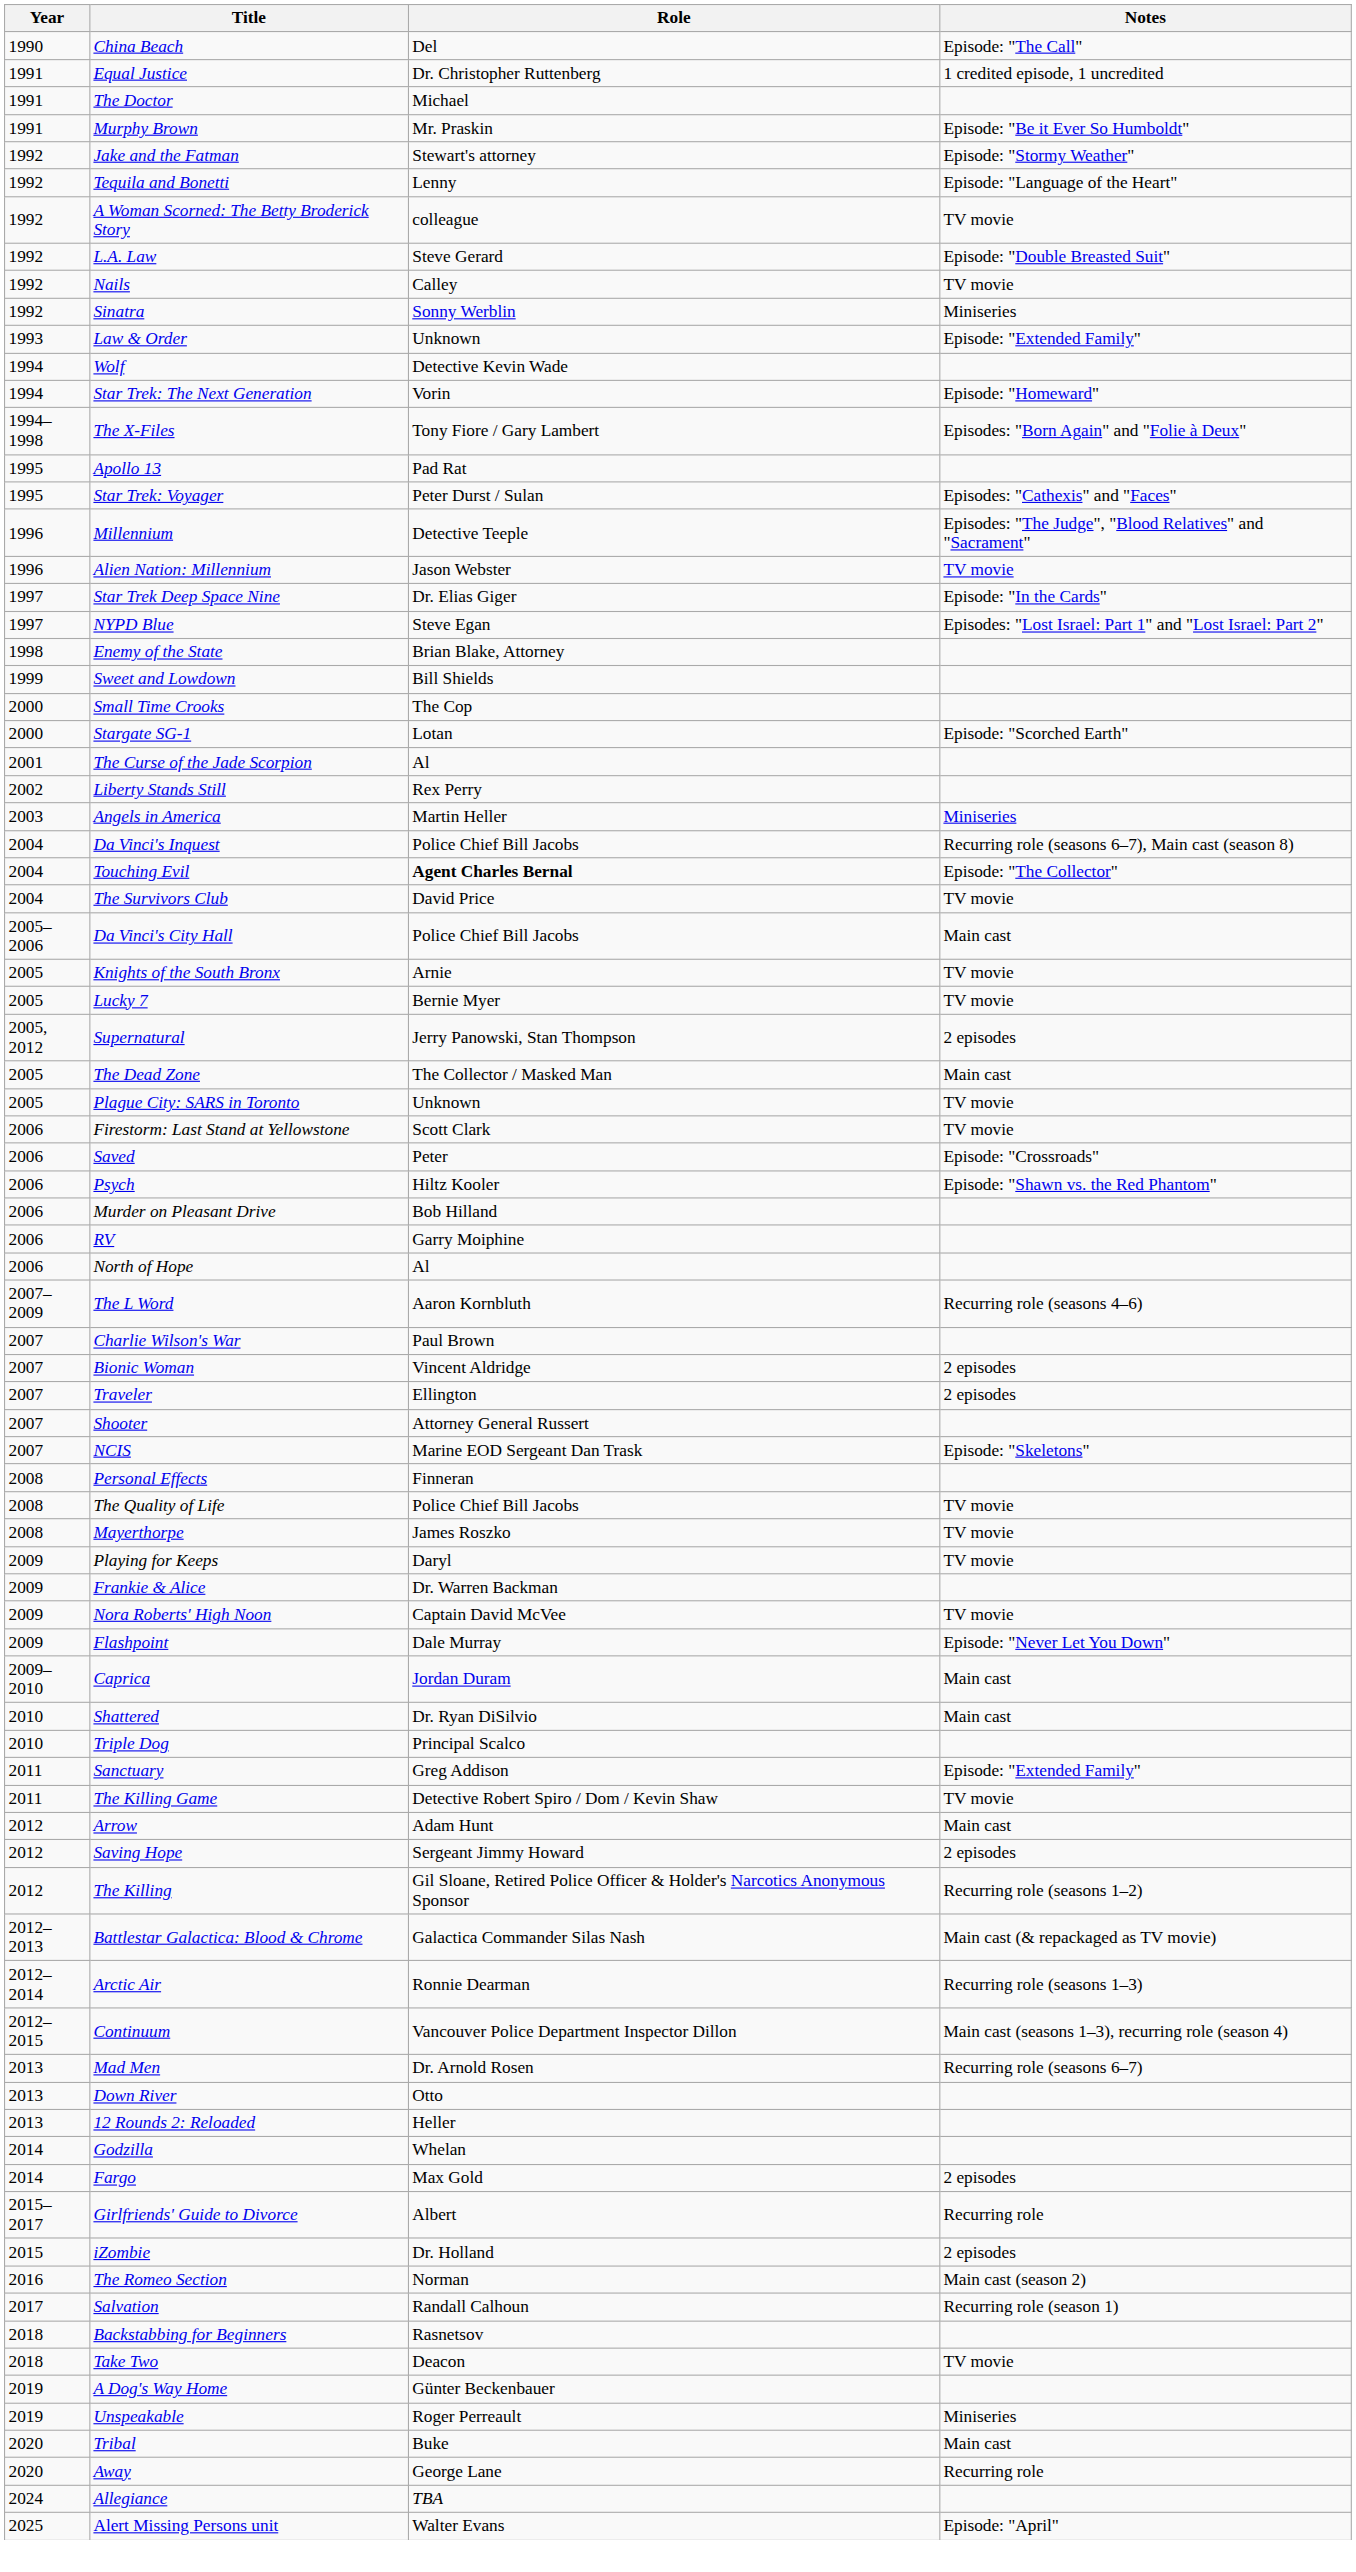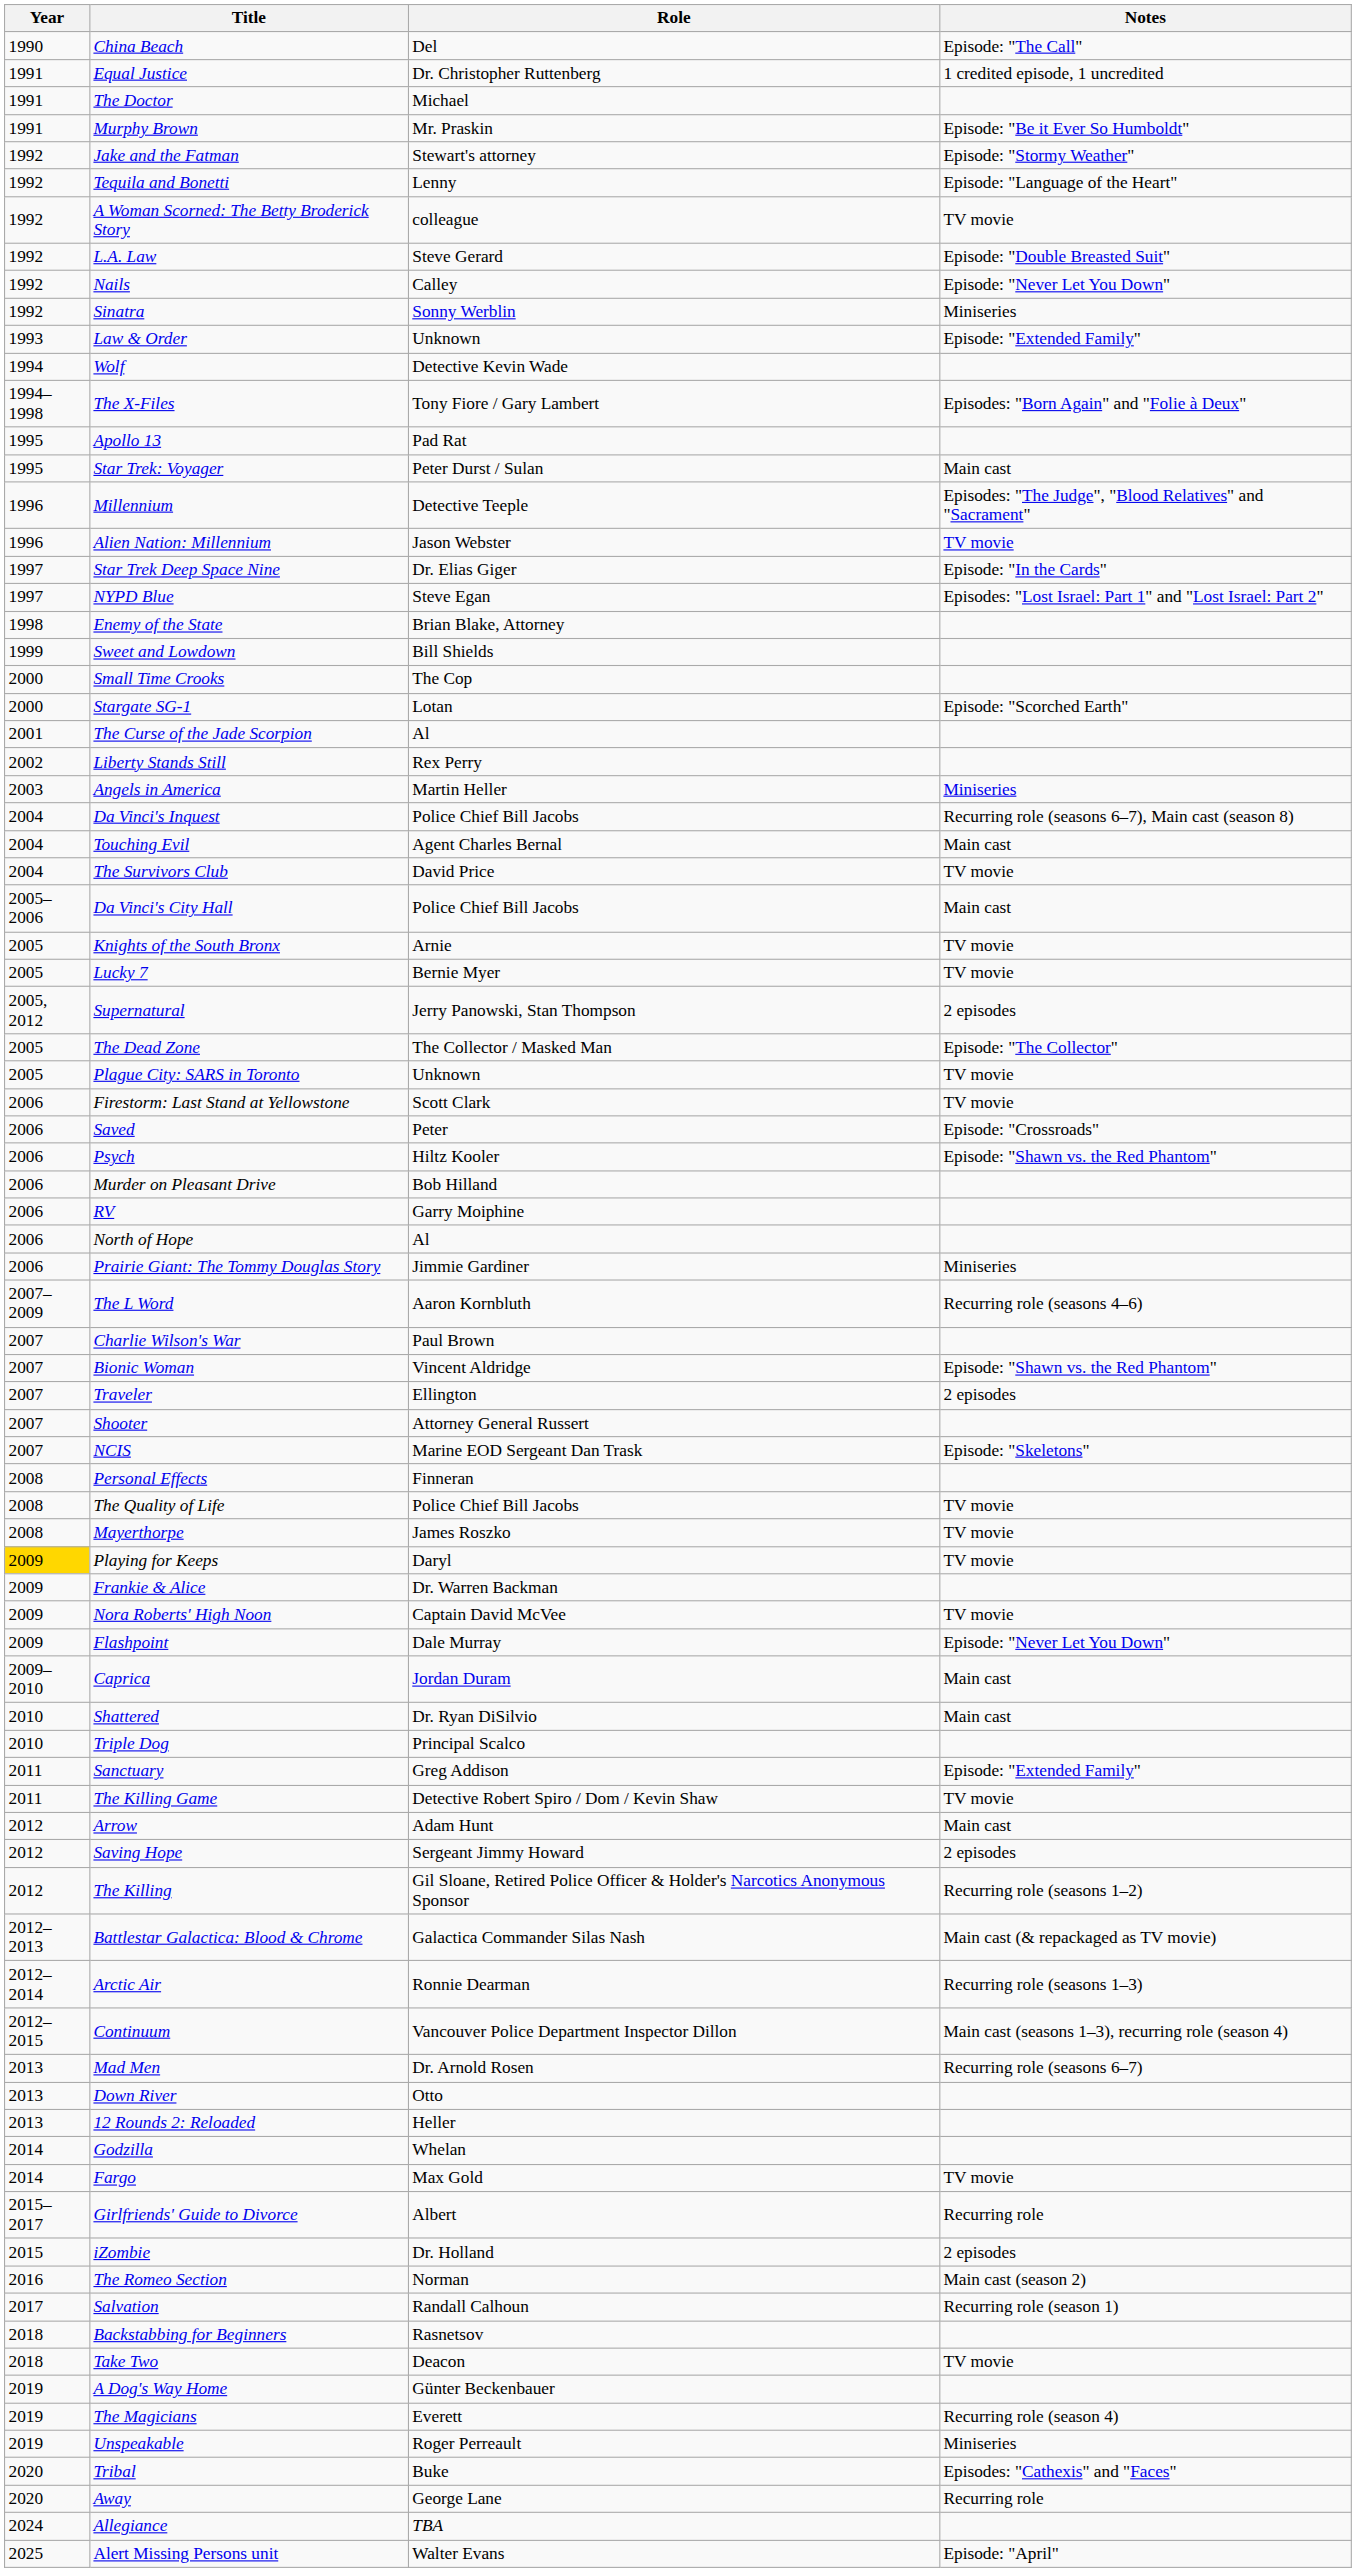(979, 284) TV movie -> (1057, 284) Episode: "Never Let You Down"
- row: (203, 393)
(1060, 495) Episodes: "Cathexis" and "Faces" -> (977, 468) Main cast
(492, 871) bold -> (487, 843) normal
(1031, 871) Episode: "The Collector" -> (977, 843) Main cast
(977, 1074) Main cast -> (1031, 1047) Episode: "The Collector"
+ row: (237, 1266)
(980, 1368) 2 episodes -> (1080, 1368) Episode: "Shawn vs. the Red Phantom"
(26, 1559) no background -> (26, 1559) gold background
(980, 2177) 2 episodes -> (979, 2177) TV movie
+ row: (145, 2416)
(977, 2443) Main cast -> (1060, 2471) Episodes: "Cathexis" and "Faces"
